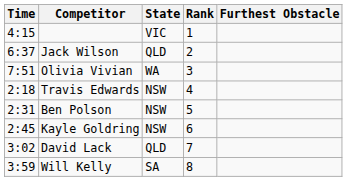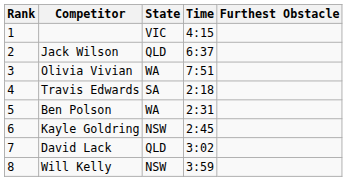columns swapped: (200, 14) <-> (21, 14)
(156, 90) NSW -> (152, 90) SA
(156, 109) NSW -> (152, 109) WA
(152, 167) SA -> (156, 167) NSW
